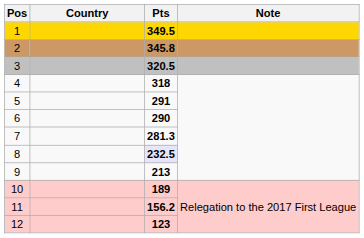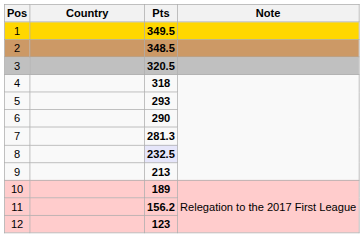(161, 48) 345.8 -> (161, 48) 348.5
(161, 101) 291 -> (161, 101) 293
